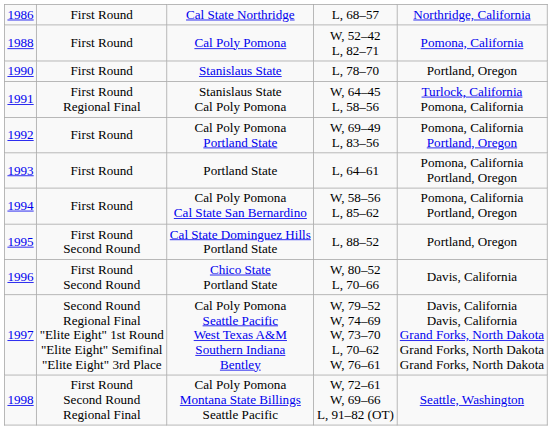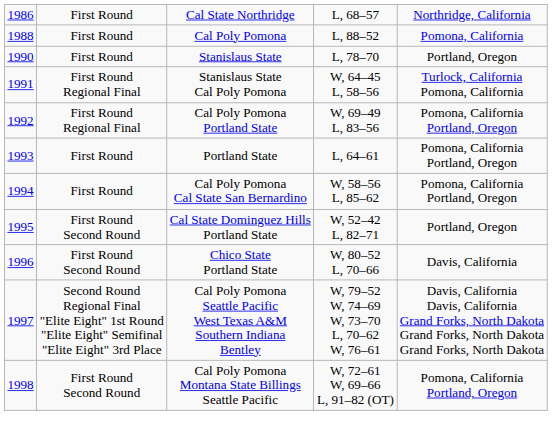(355, 43) W, 52–42 L, 82–71 -> (355, 35) L, 88–52
(102, 135) First Round -> (102, 120) First Round Regional Final
(355, 241) L, 88–52 -> (355, 226) W, 52–42 L, 82–71
(102, 400) First Round Second Round Regional Final -> (102, 385) First Round Second Round
(472, 400) Seattle, Washington -> (472, 385) Pomona, California Portland, Oregon
